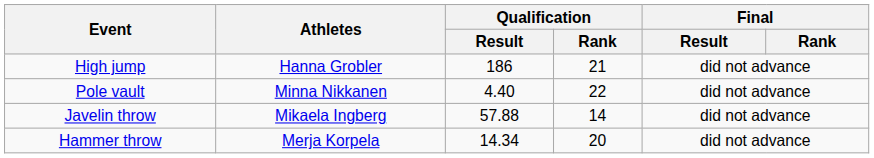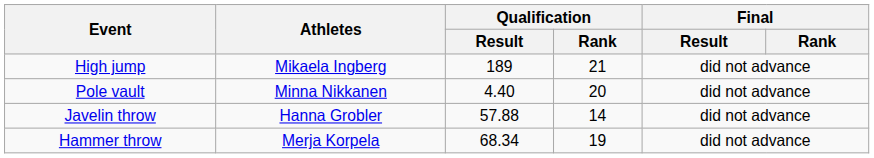(331, 67) Hanna Grobler -> (331, 67) Mikaela Ingberg
(499, 67) 186 -> (499, 67) 189
(597, 91) 22 -> (597, 91) 20
(331, 116) Mikaela Ingberg -> (331, 116) Hanna Grobler
(499, 141) 14.34 -> (499, 141) 68.34
(597, 141) 20 -> (597, 141) 19
